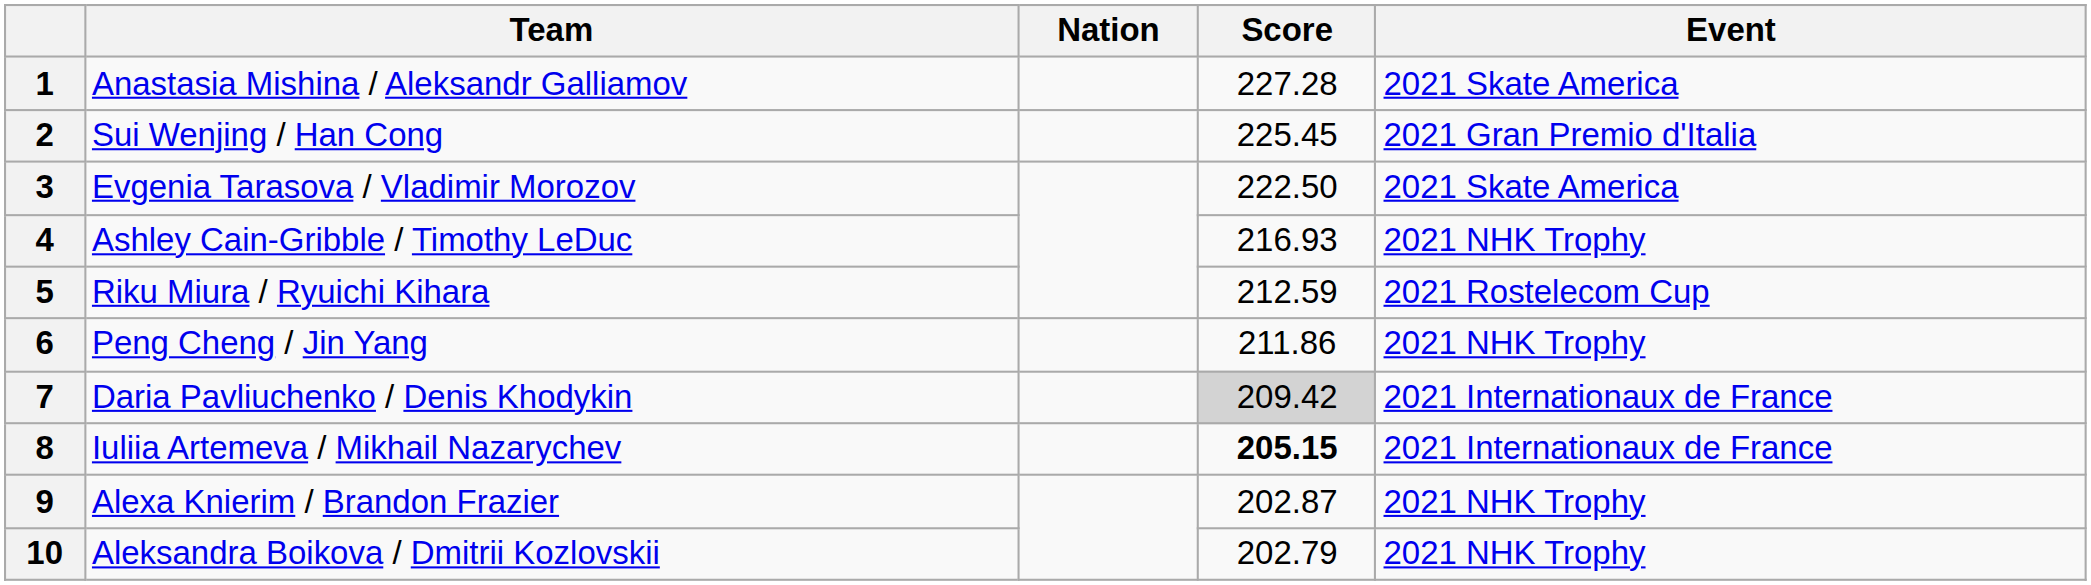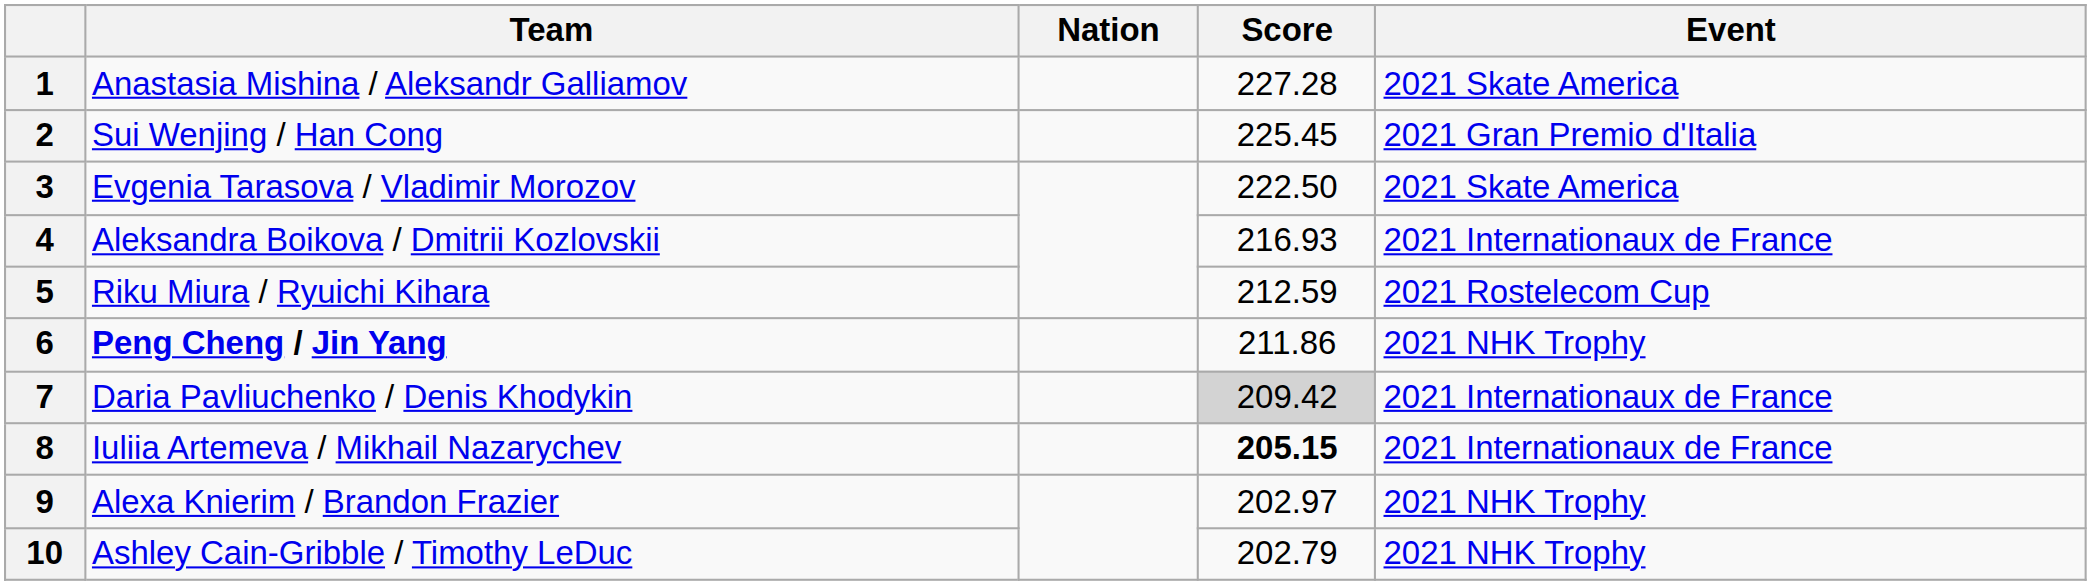(362, 239) Ashley Cain-Gribble / Timothy LeDuc -> (376, 239) Aleksandra Boikova / Dmitrii Kozlovskii
(1515, 239) 2021 NHK Trophy -> (1608, 239) 2021 Internationaux de France
(260, 344) normal -> (269, 344) bold
(1287, 501) 202.87 -> (1287, 501) 202.97
(376, 553) Aleksandra Boikova / Dmitrii Kozlovskii -> (362, 553) Ashley Cain-Gribble / Timothy LeDuc
